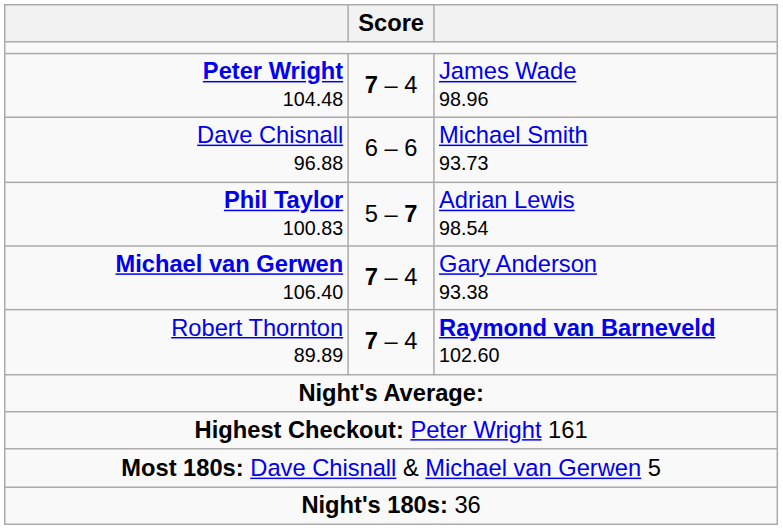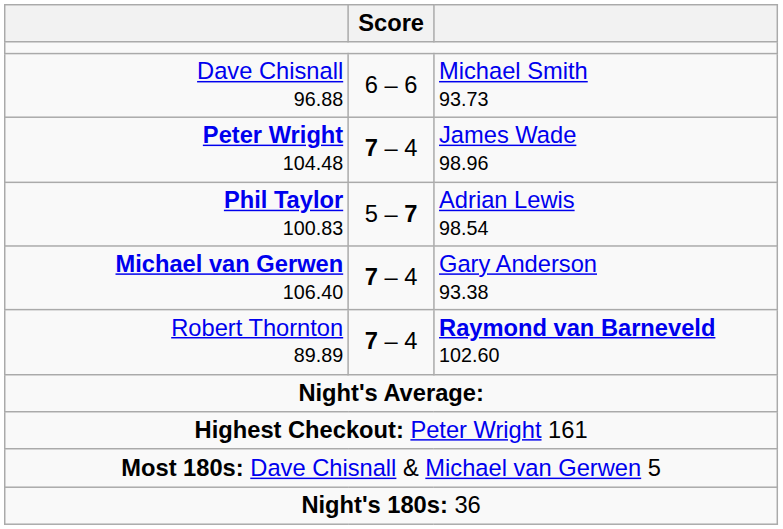rows swapped: (273, 85) <-> (270, 149)
